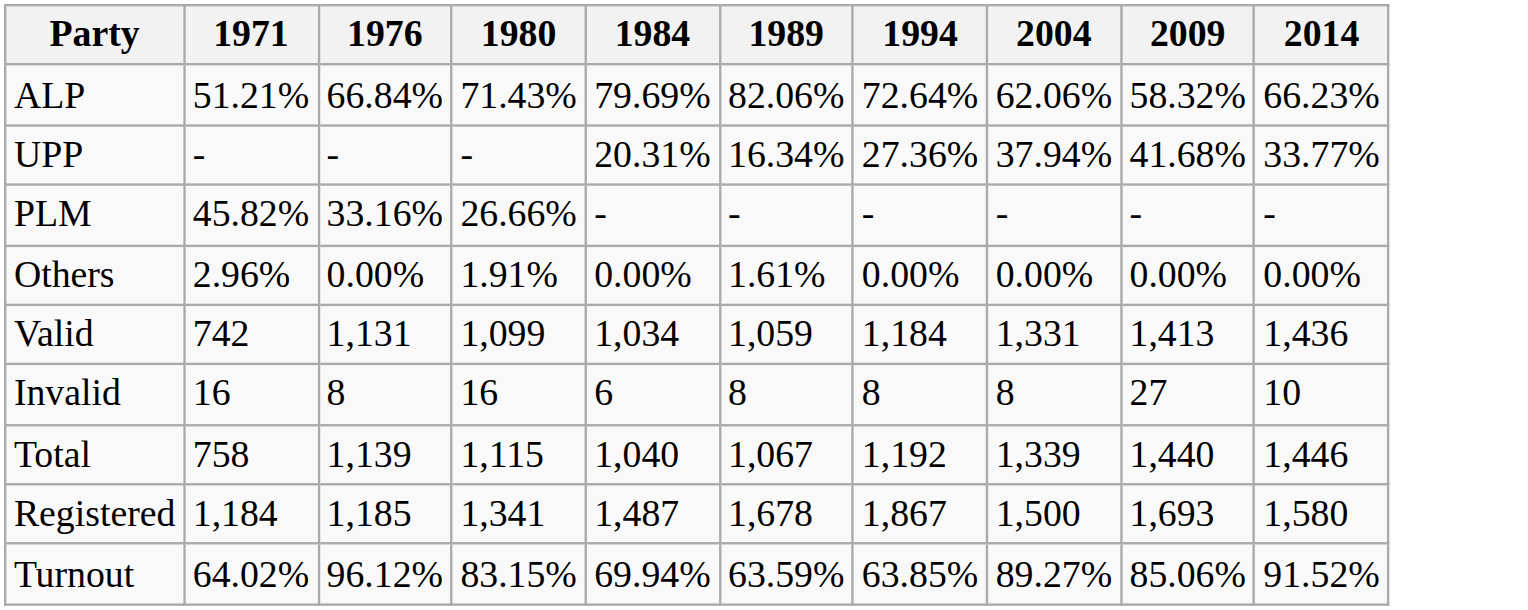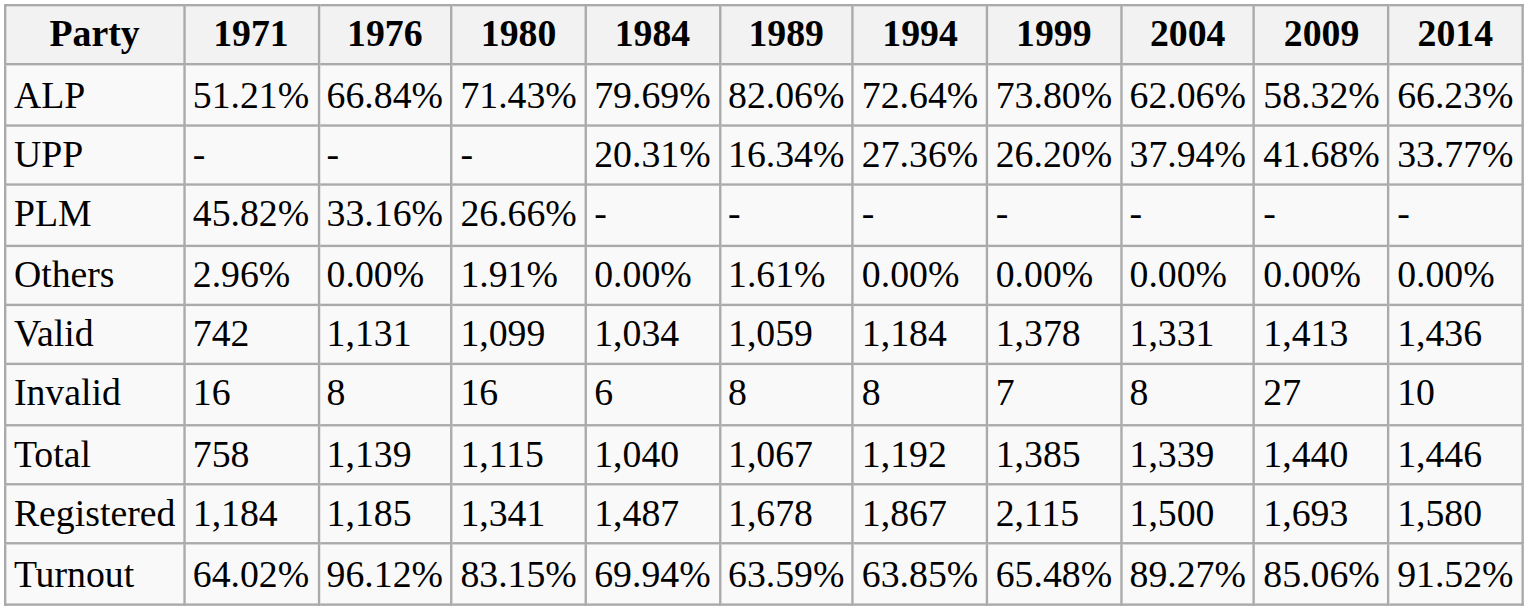+ column: (1054, 34)
